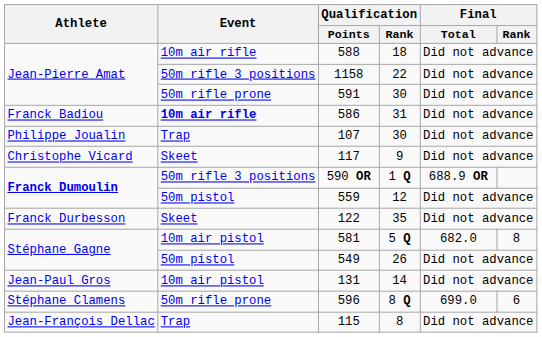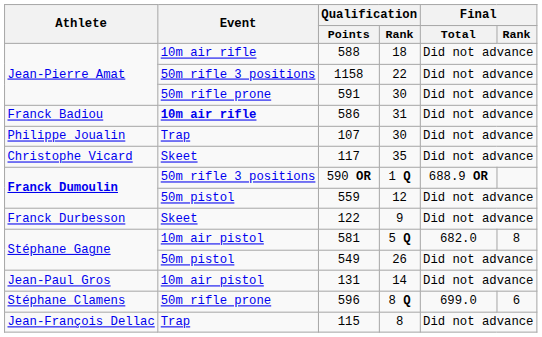(400, 157) 9 -> (400, 157) 35
(400, 219) 35 -> (400, 219) 9
